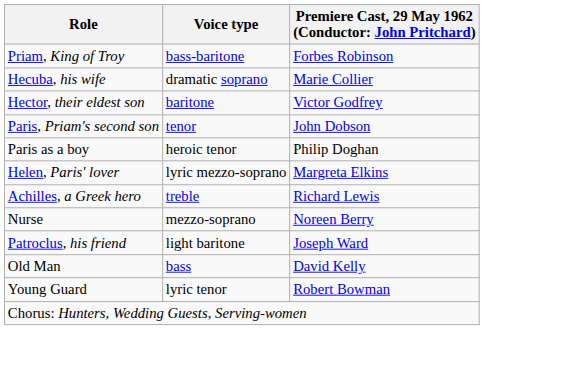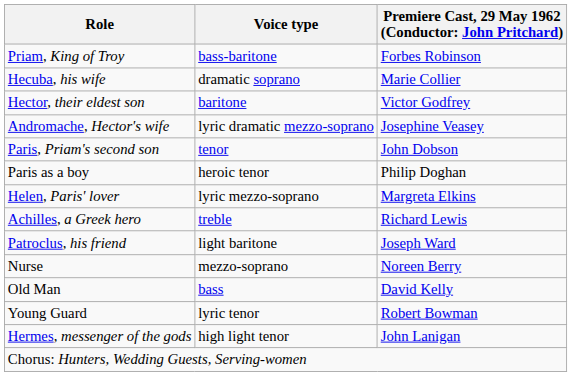+ row: (89, 126)
rows swapped: (67, 242) <-> (25, 219)
+ row: (100, 336)
